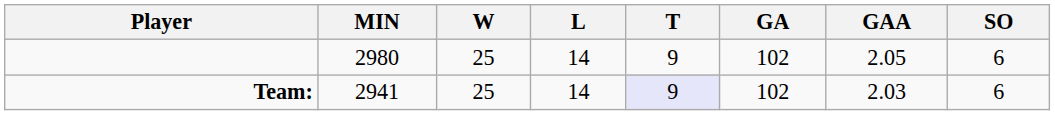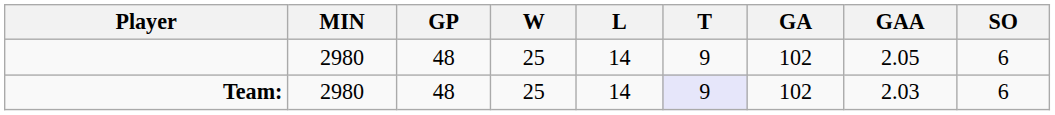+ column: (444, 22)
(377, 92) 2941 -> (342, 92) 2980
